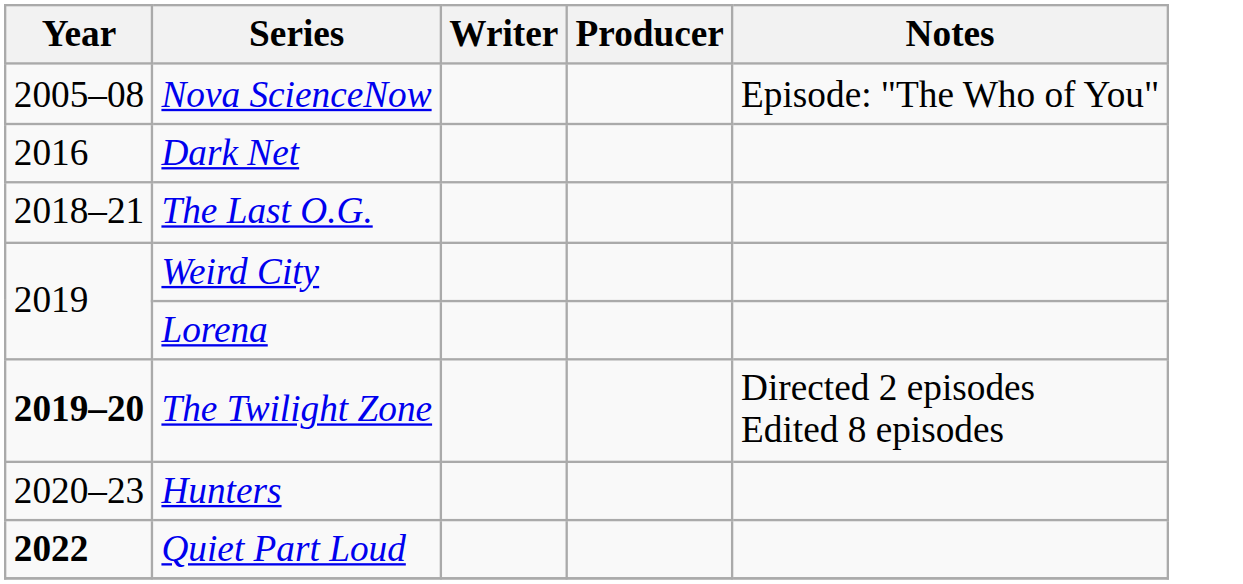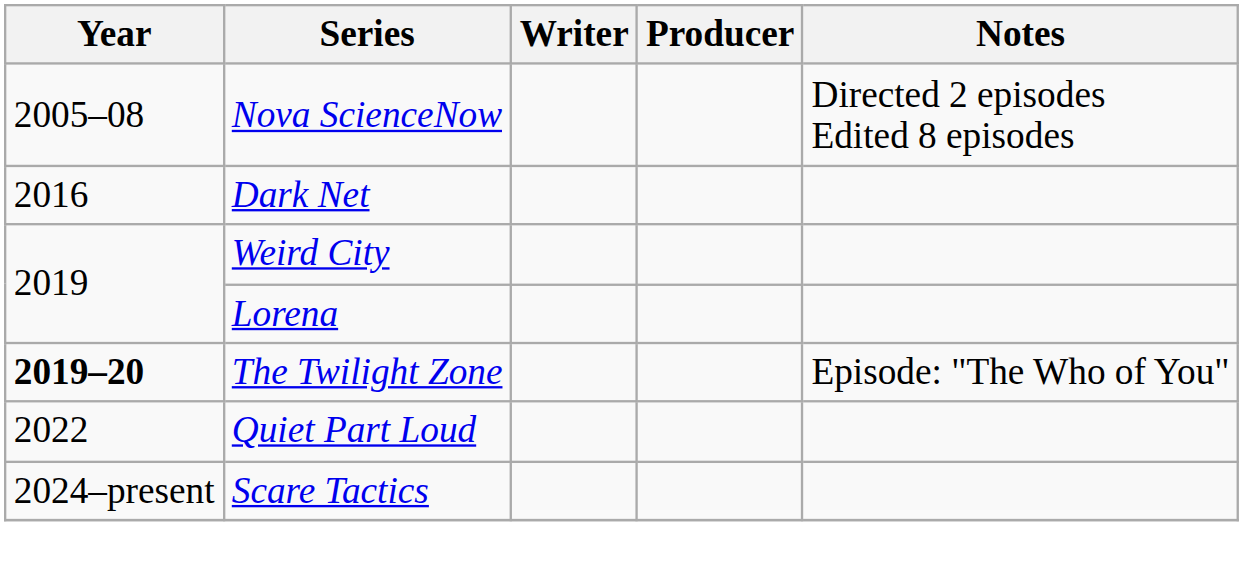(950, 93) Episode: "The Who of You" -> (958, 114) Directed 2 episodes Edited 8 episodes
- row: (267, 211)
(888, 409) Directed 2 episodes Edited 8 episodes -> (1020, 371) Episode: "The Who of You"
- row: (221, 489)
(51, 548) bold -> (51, 430) normal
+ row: (330, 489)
